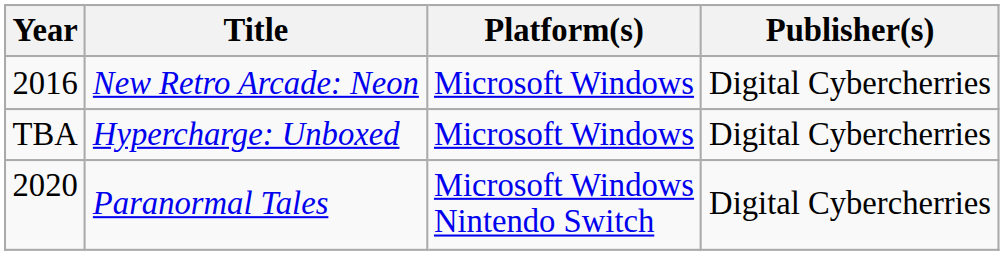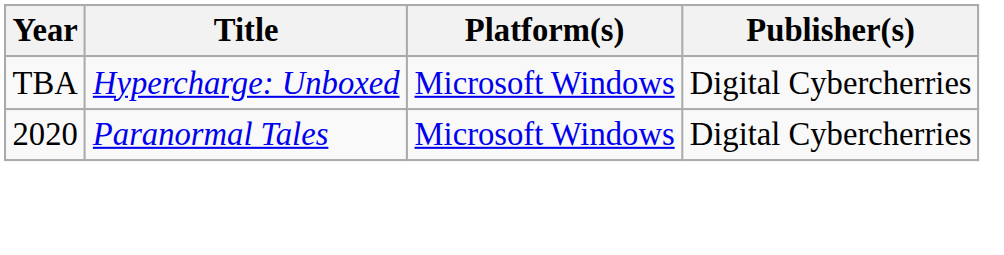- row: (256, 82)
(564, 204) Microsoft Windows Nintendo Switch -> (545, 133) Microsoft Windows
